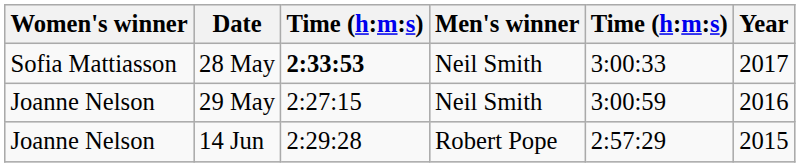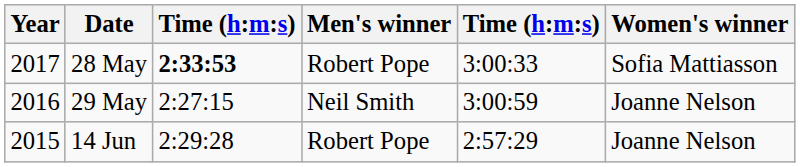columns swapped: (764, 24) <-> (99, 24)
(489, 63) Neil Smith -> (368, 63) Robert Pope
